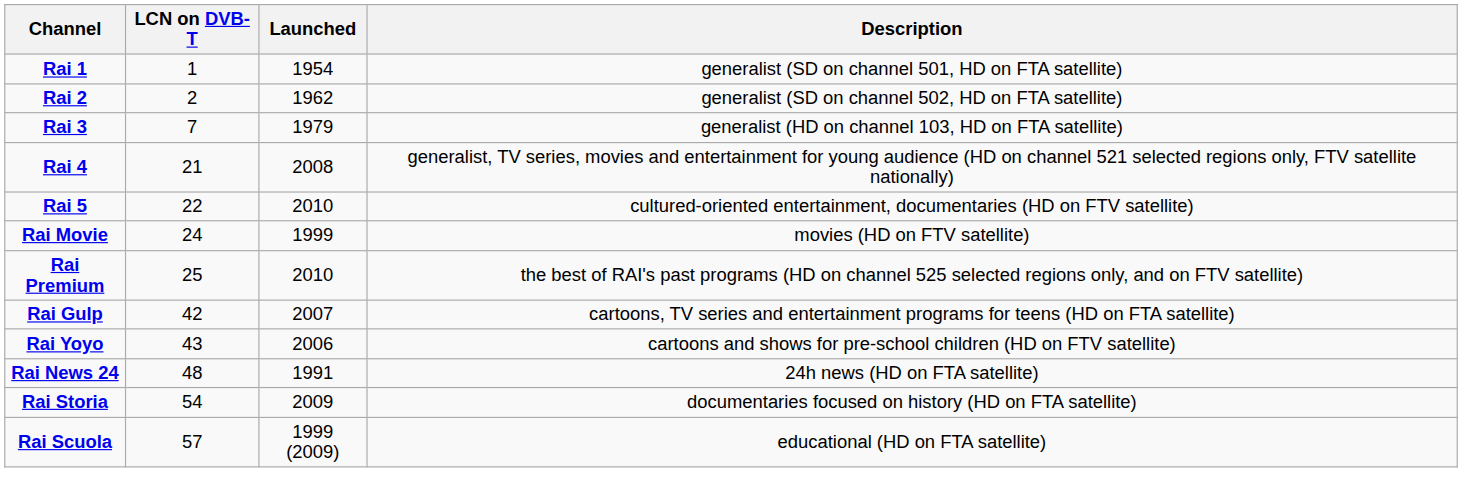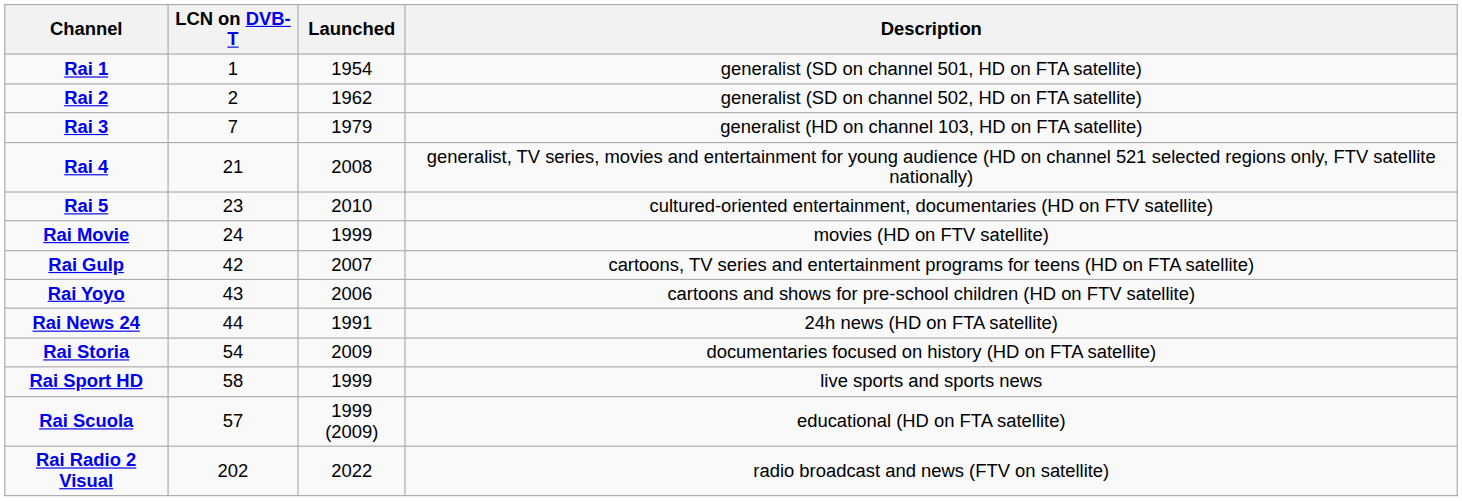(192, 206) 22 -> (233, 206) 23
- row: (65, 275)
(192, 373) 48 -> (233, 323) 44
+ row: (86, 381)
+ row: (86, 470)
